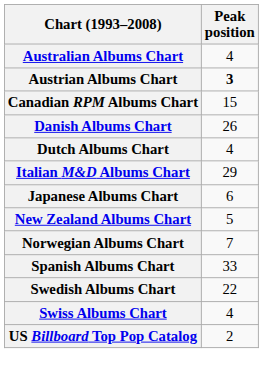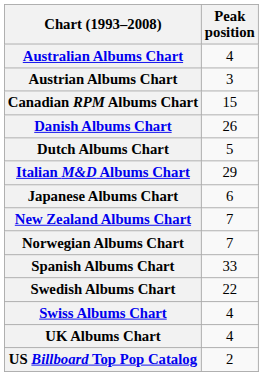(230, 79) bold -> (230, 79) normal
(230, 149) 4 -> (230, 149) 5
(230, 219) 5 -> (230, 219) 7
+ row: (103, 336)
